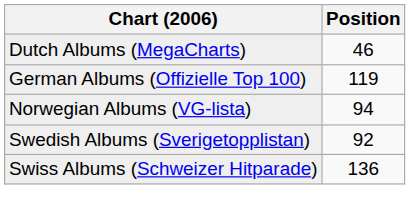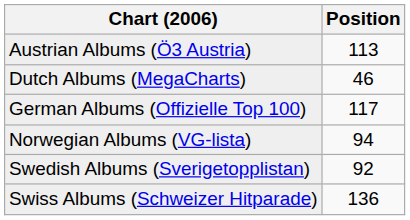+ row: (130, 49)
(363, 79) 119 -> (363, 109) 117
